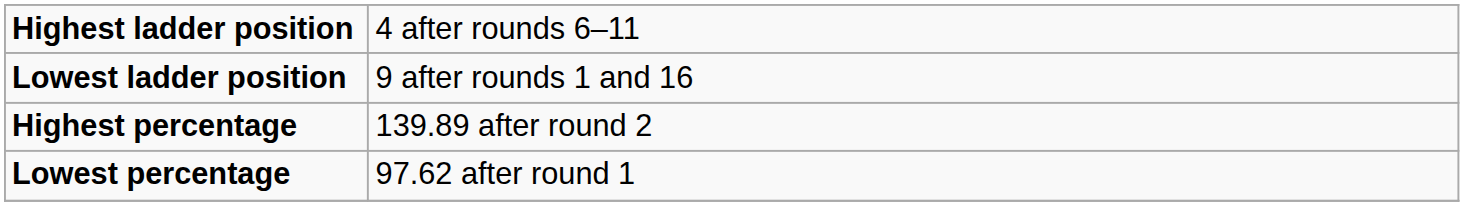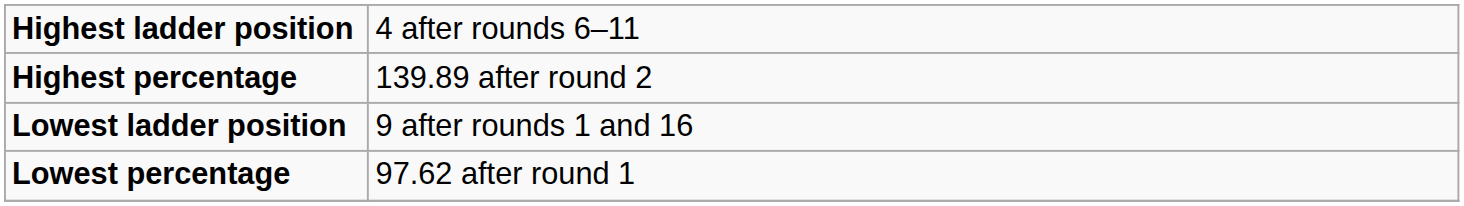rows swapped: (179, 77) <-> (155, 126)
